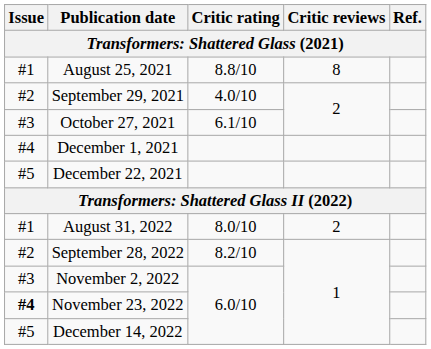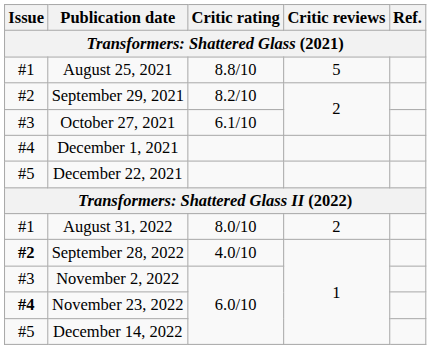(336, 69) 8 -> (336, 69) 5
(236, 95) 4.0/10 -> (236, 95) 8.2/10
(26, 252) normal -> (26, 252) bold
(236, 252) 8.2/10 -> (236, 252) 4.0/10
